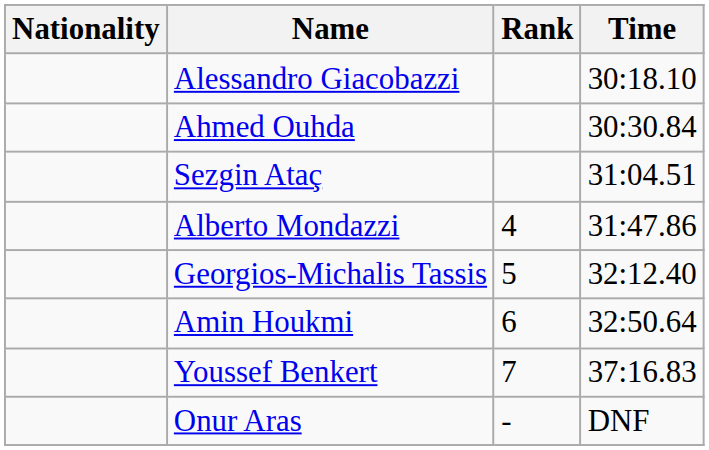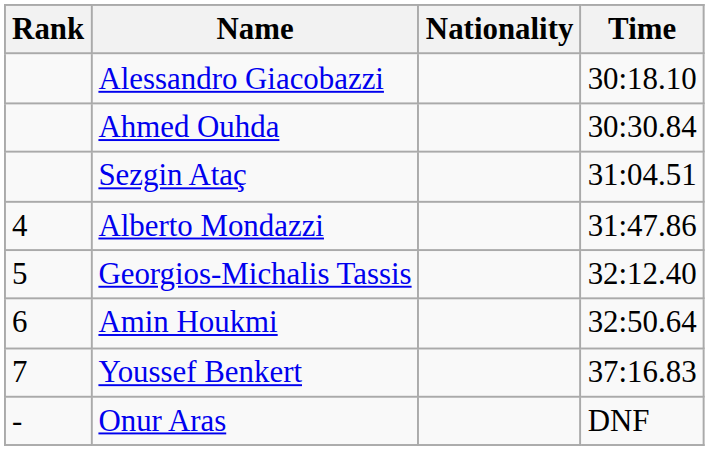columns swapped: (537, 28) <-> (86, 28)
